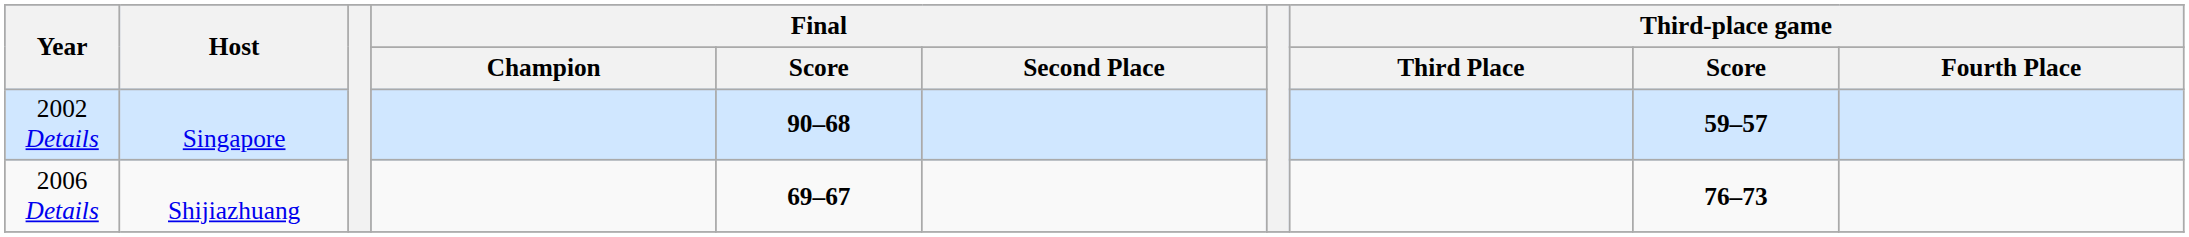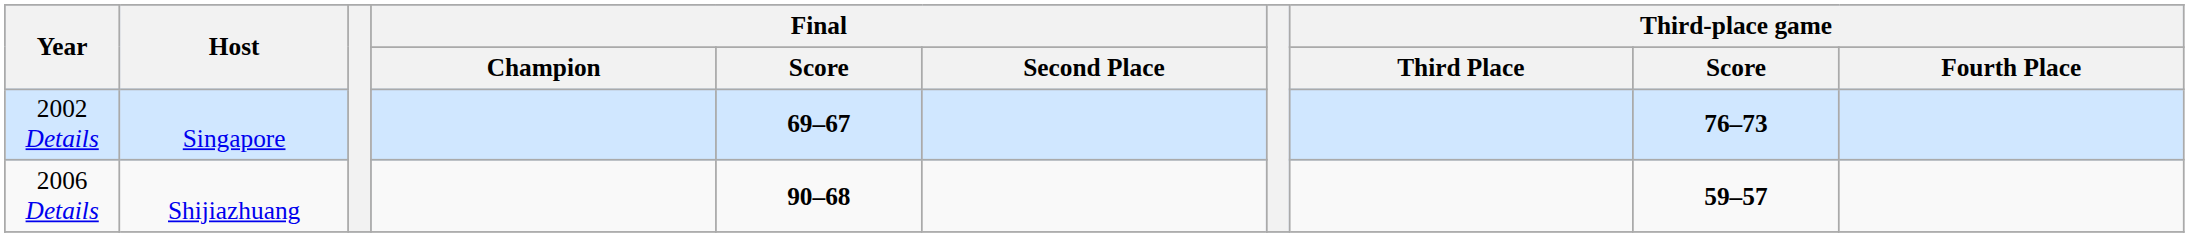(819, 124) 90–68 -> (819, 124) 69–67
(1736, 124) 59–57 -> (1736, 124) 76–73
(819, 196) 69–67 -> (819, 196) 90–68
(1736, 196) 76–73 -> (1736, 196) 59–57
